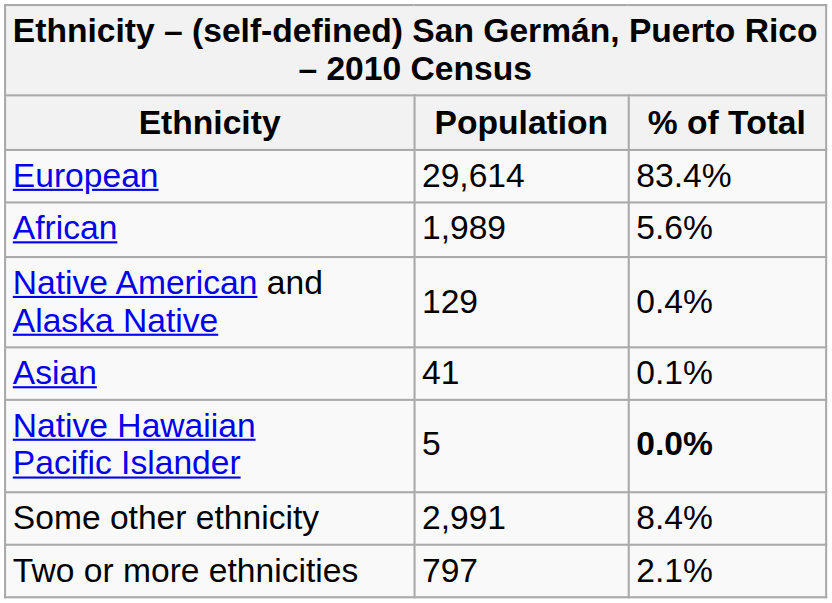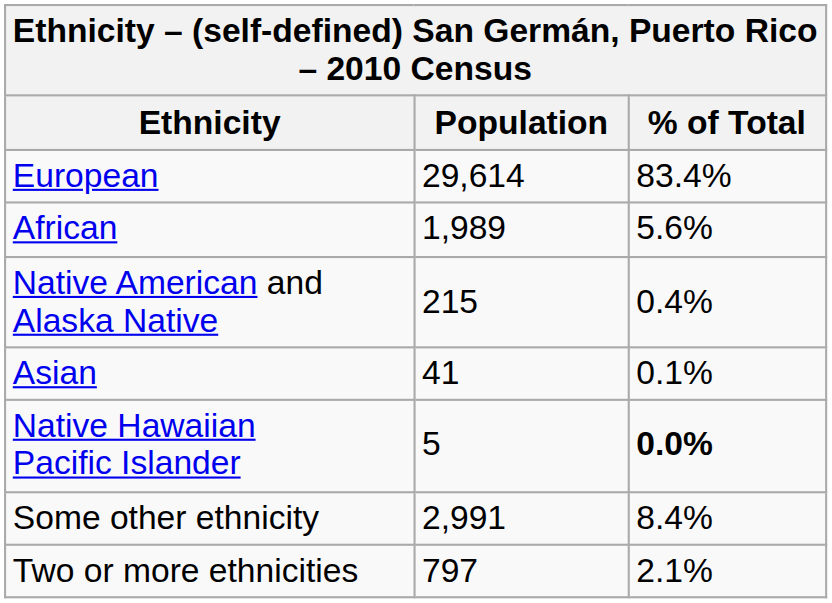(450, 300) 129 -> (450, 300) 215
